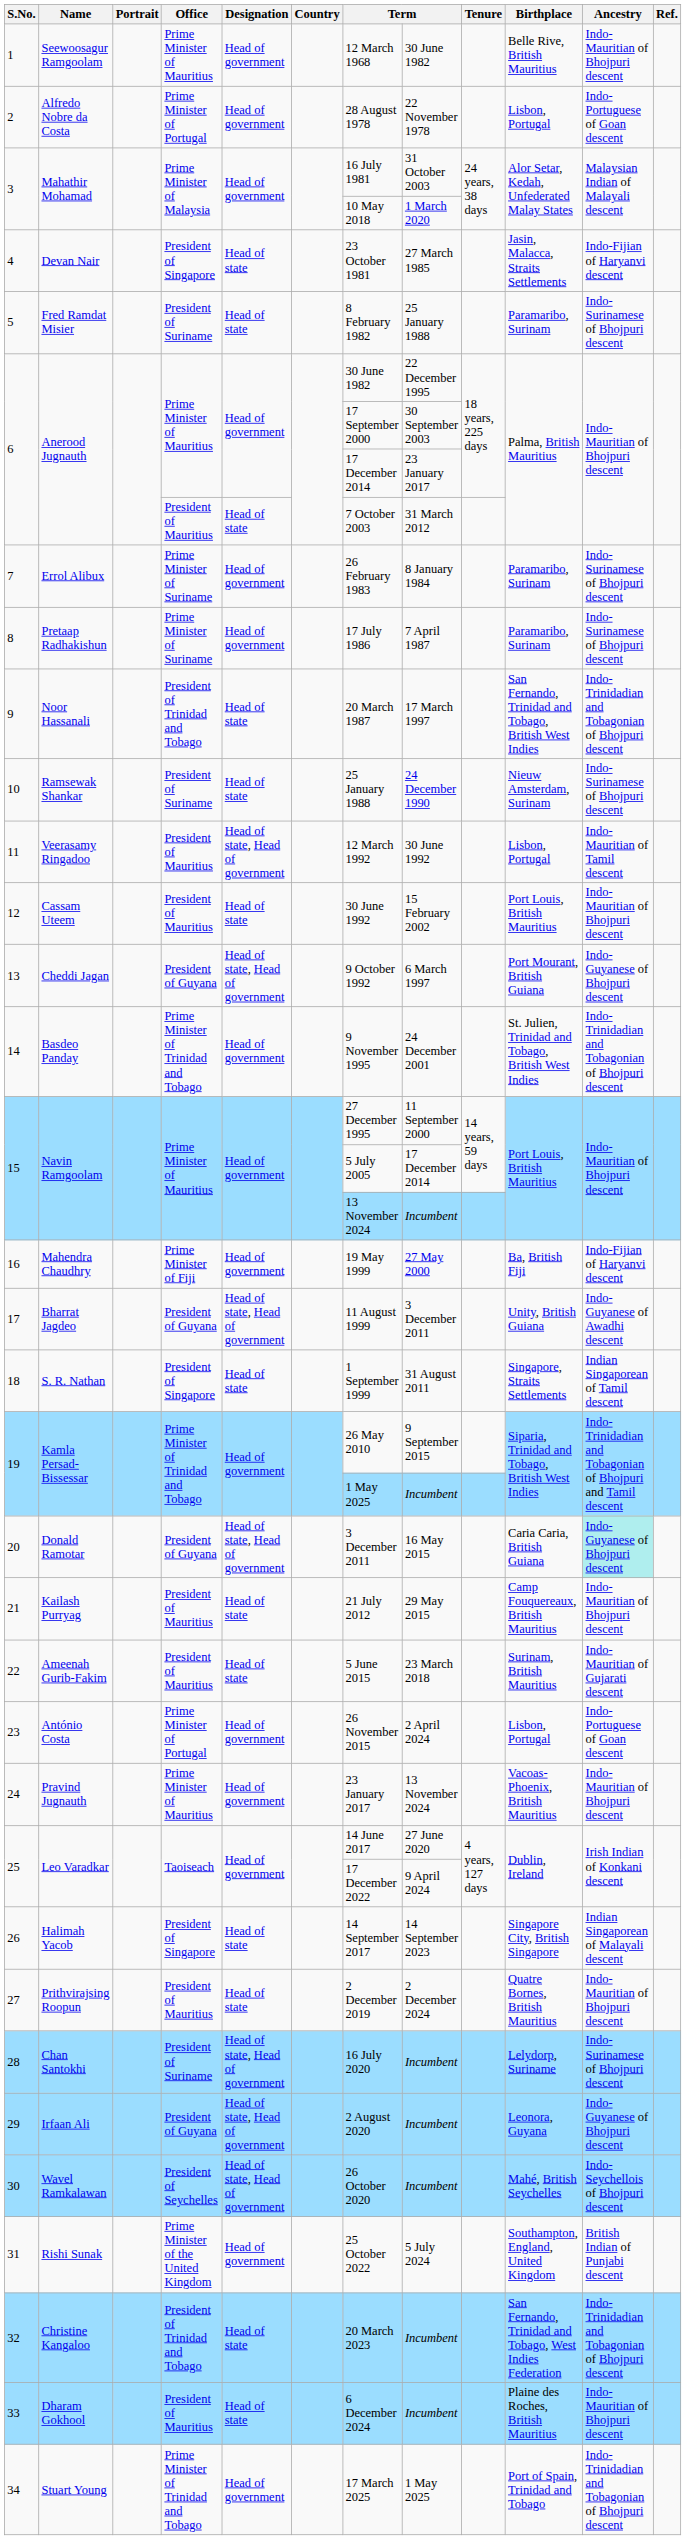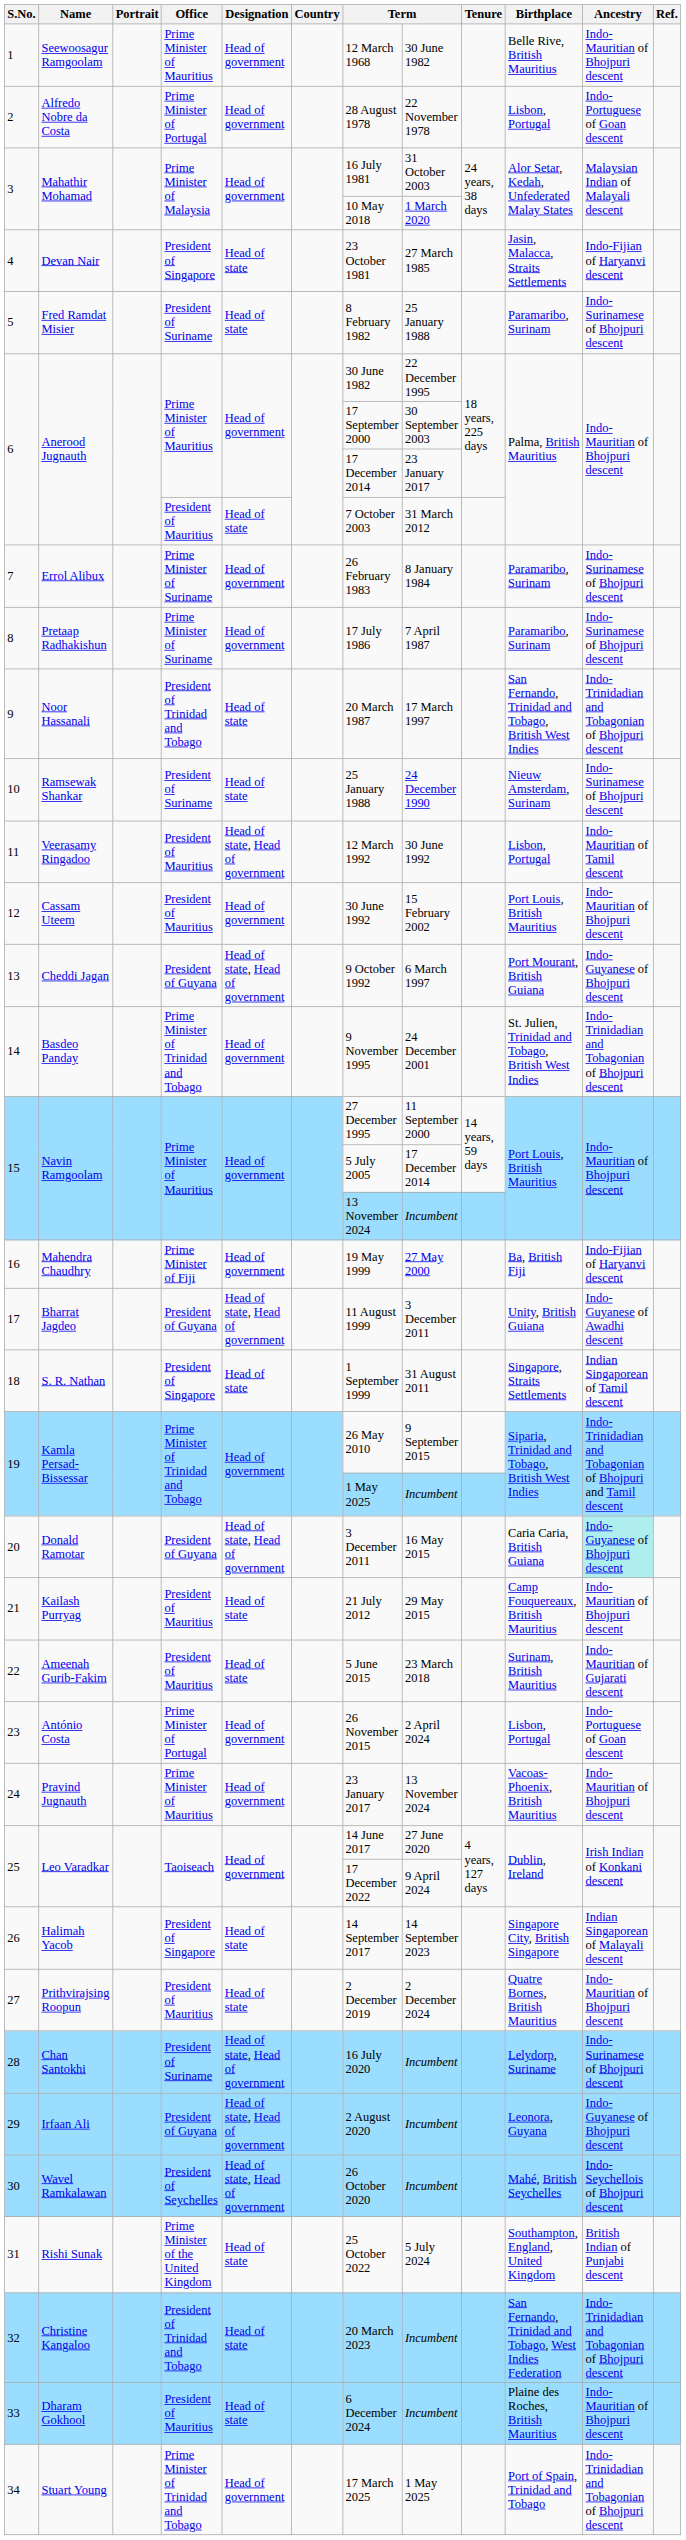(245, 913) Head of state -> (255, 913) Head of government
(255, 2254) Head of government -> (245, 2254) Head of state
